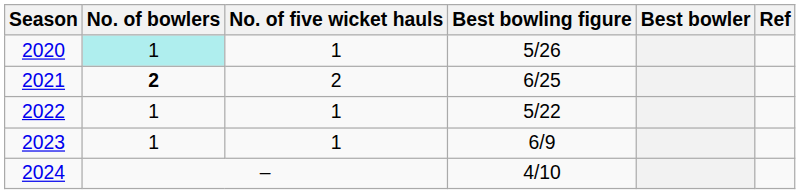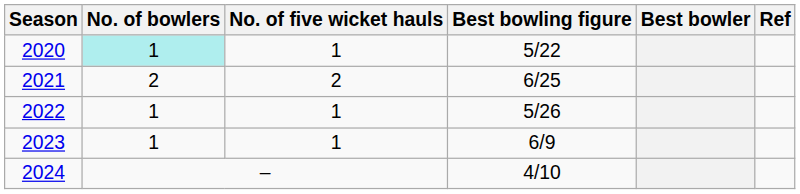(542, 50) 5/26 -> (542, 50) 5/22
(154, 81) bold -> (154, 81) normal
(542, 111) 5/22 -> (542, 111) 5/26
